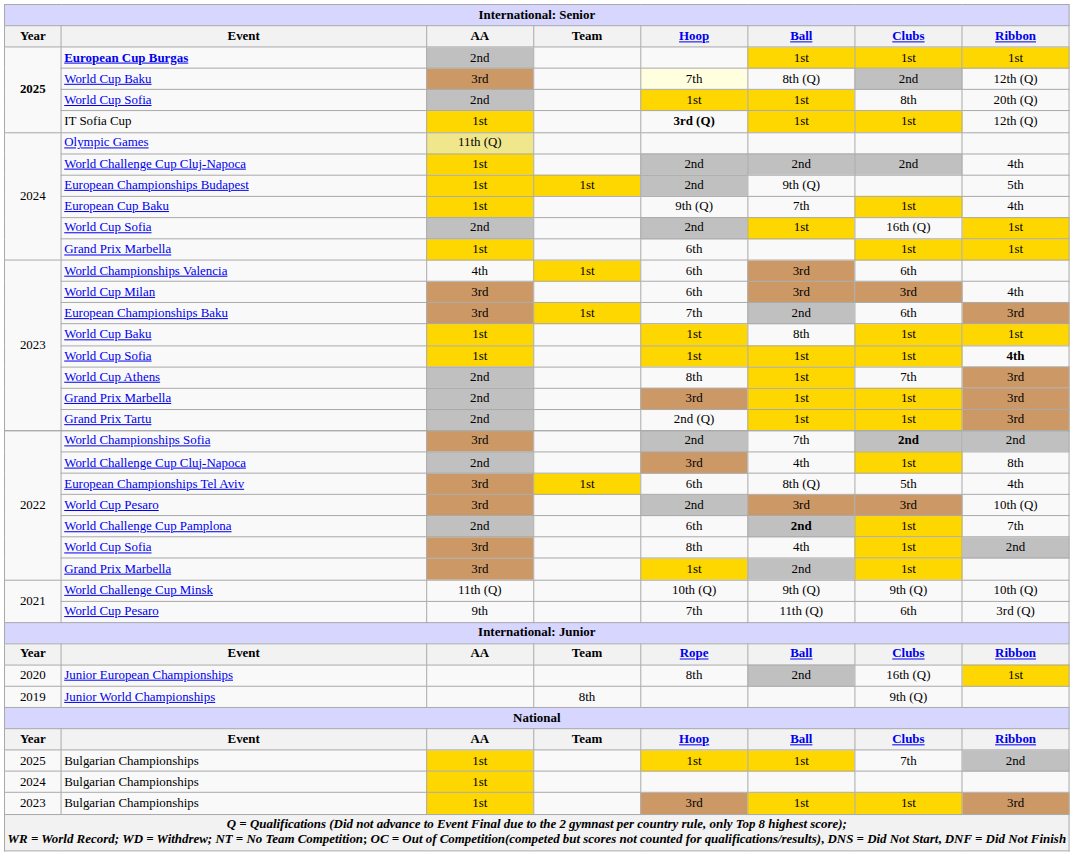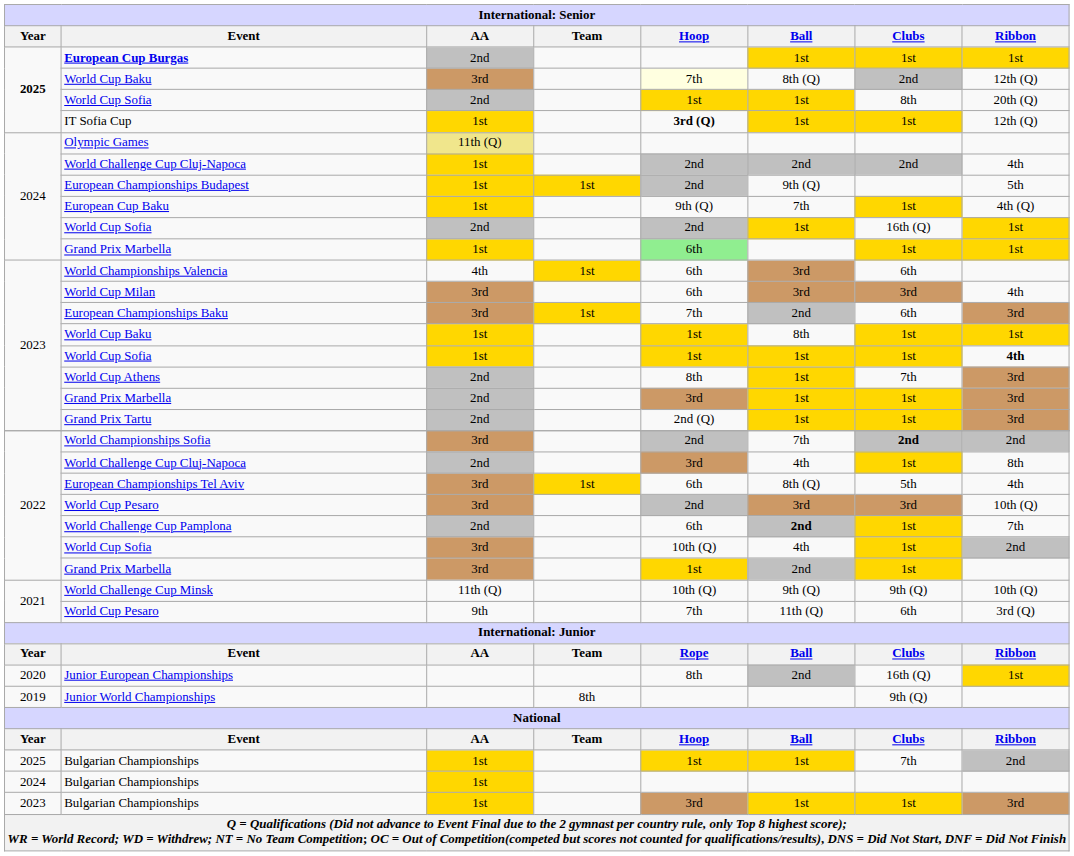(1016, 206) 4th -> (1016, 206) 4th (Q)
(694, 249) no background -> (694, 249) lightgreen background
(694, 547) 8th -> (694, 547) 10th (Q)
